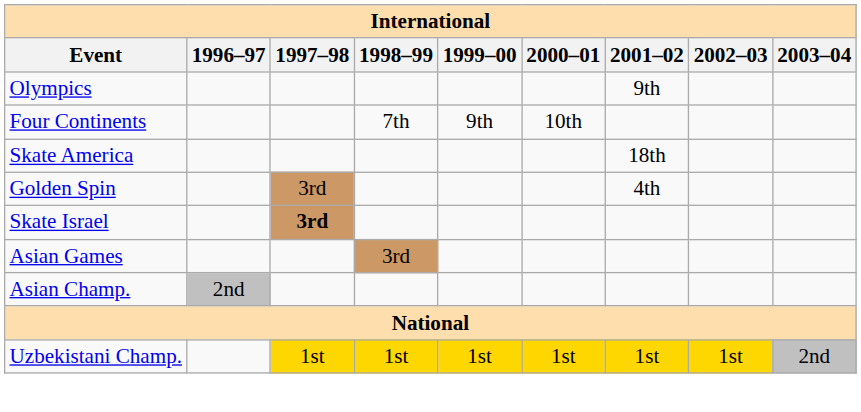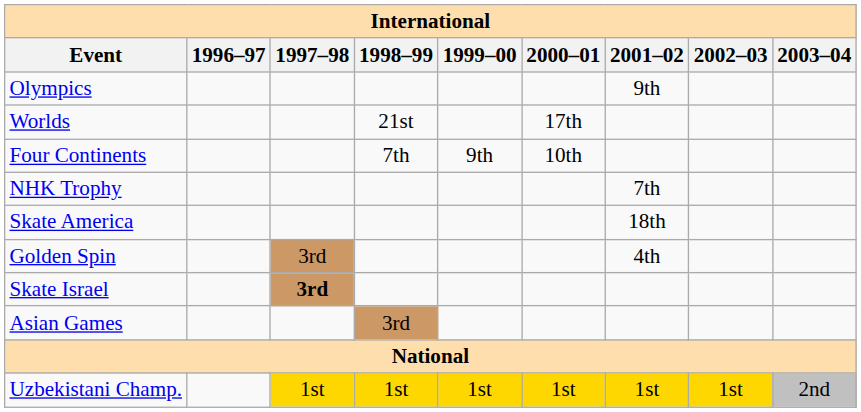+ row: (40, 121)
+ row: (66, 188)
- row: (70, 289)
